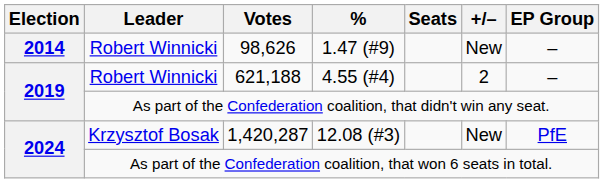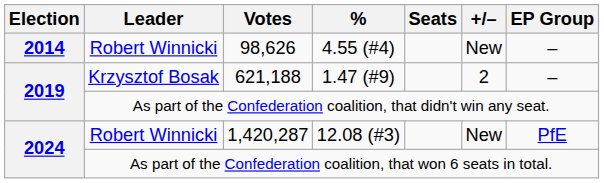(358, 47) 1.47 (#9) -> (358, 47) 4.55 (#4)
(154, 76) Robert Winnicki -> (154, 76) Krzysztof Bosak
(358, 76) 4.55 (#4) -> (358, 76) 1.47 (#9)
(154, 134) Krzysztof Bosak -> (154, 134) Robert Winnicki
